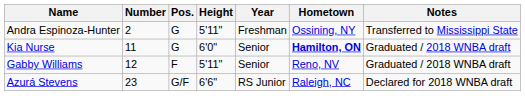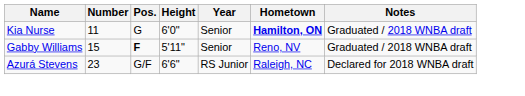- row: (63, 30)
(131, 64) 12 -> (93, 47) 15
(174, 64) normal -> (137, 47) bold
